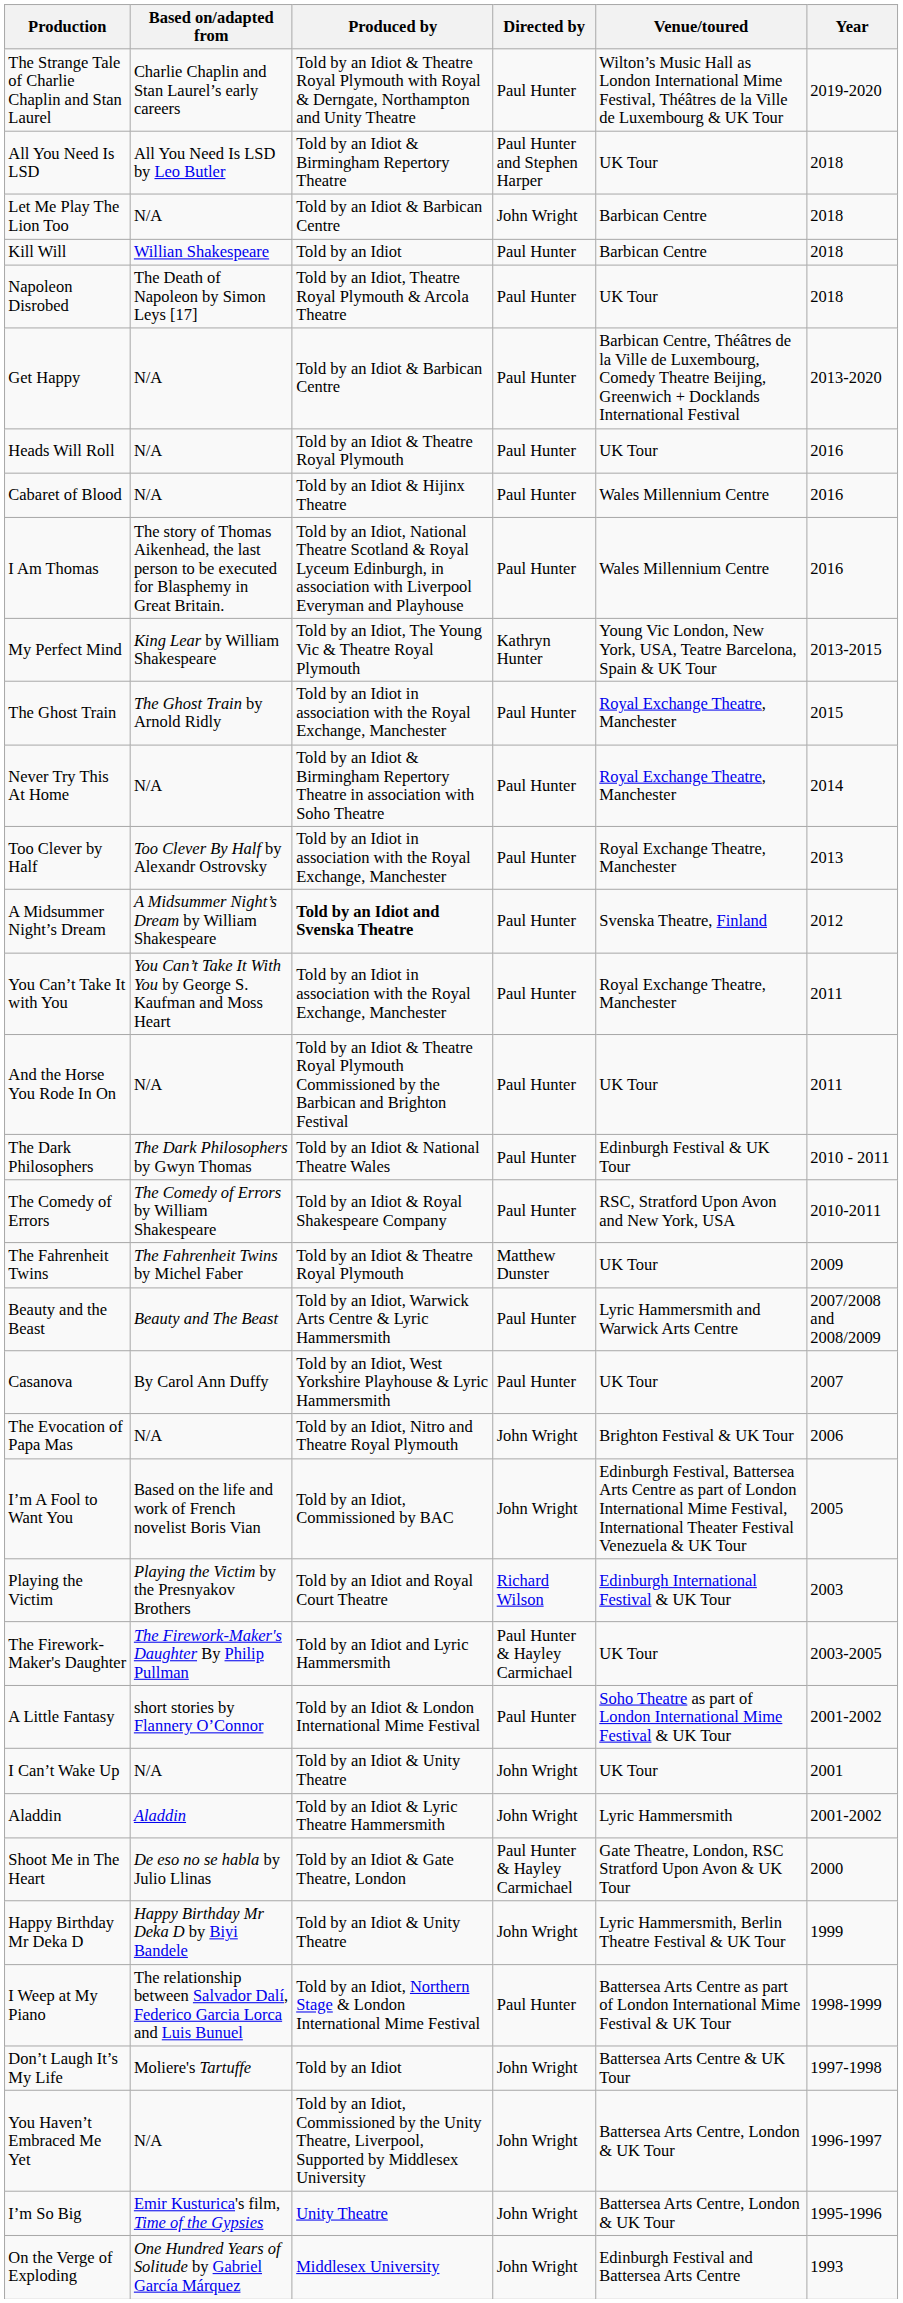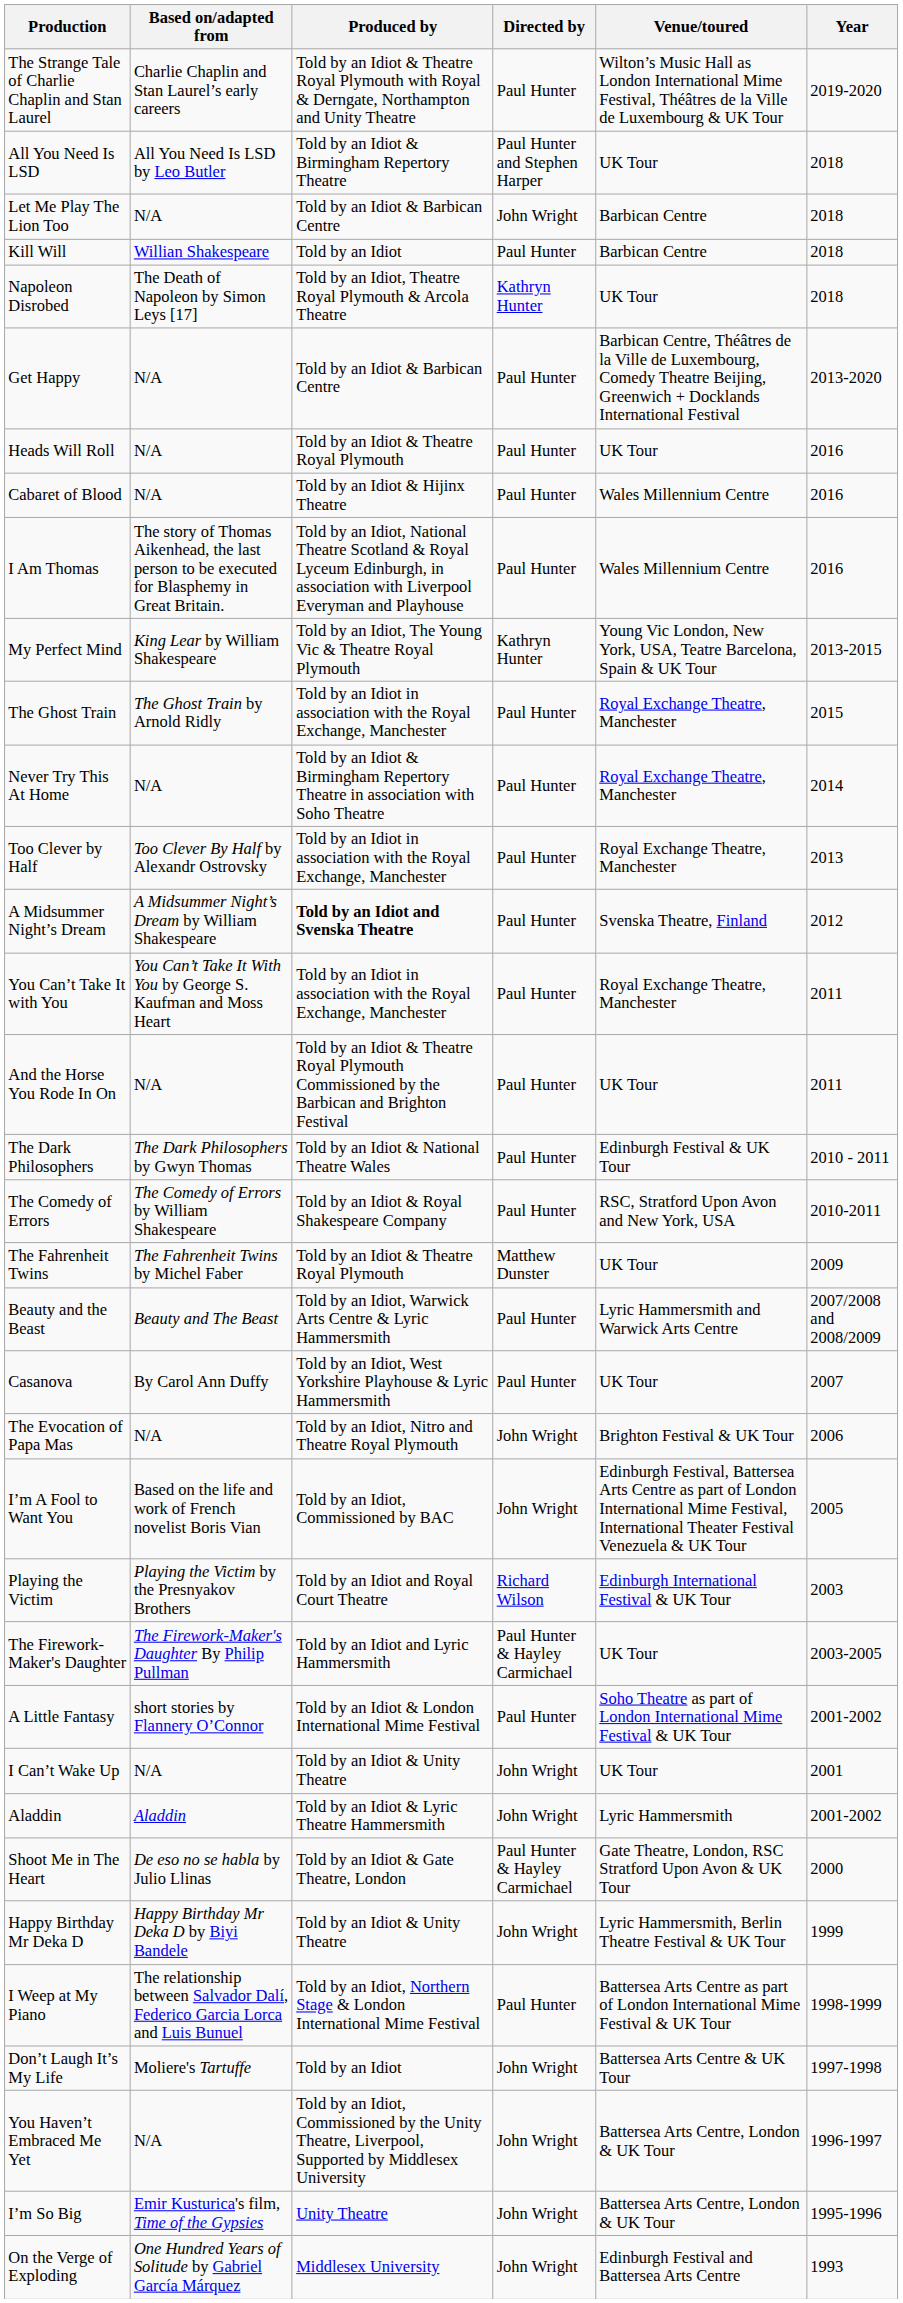(536, 296) Paul Hunter -> (524, 296) Kathryn Hunter
